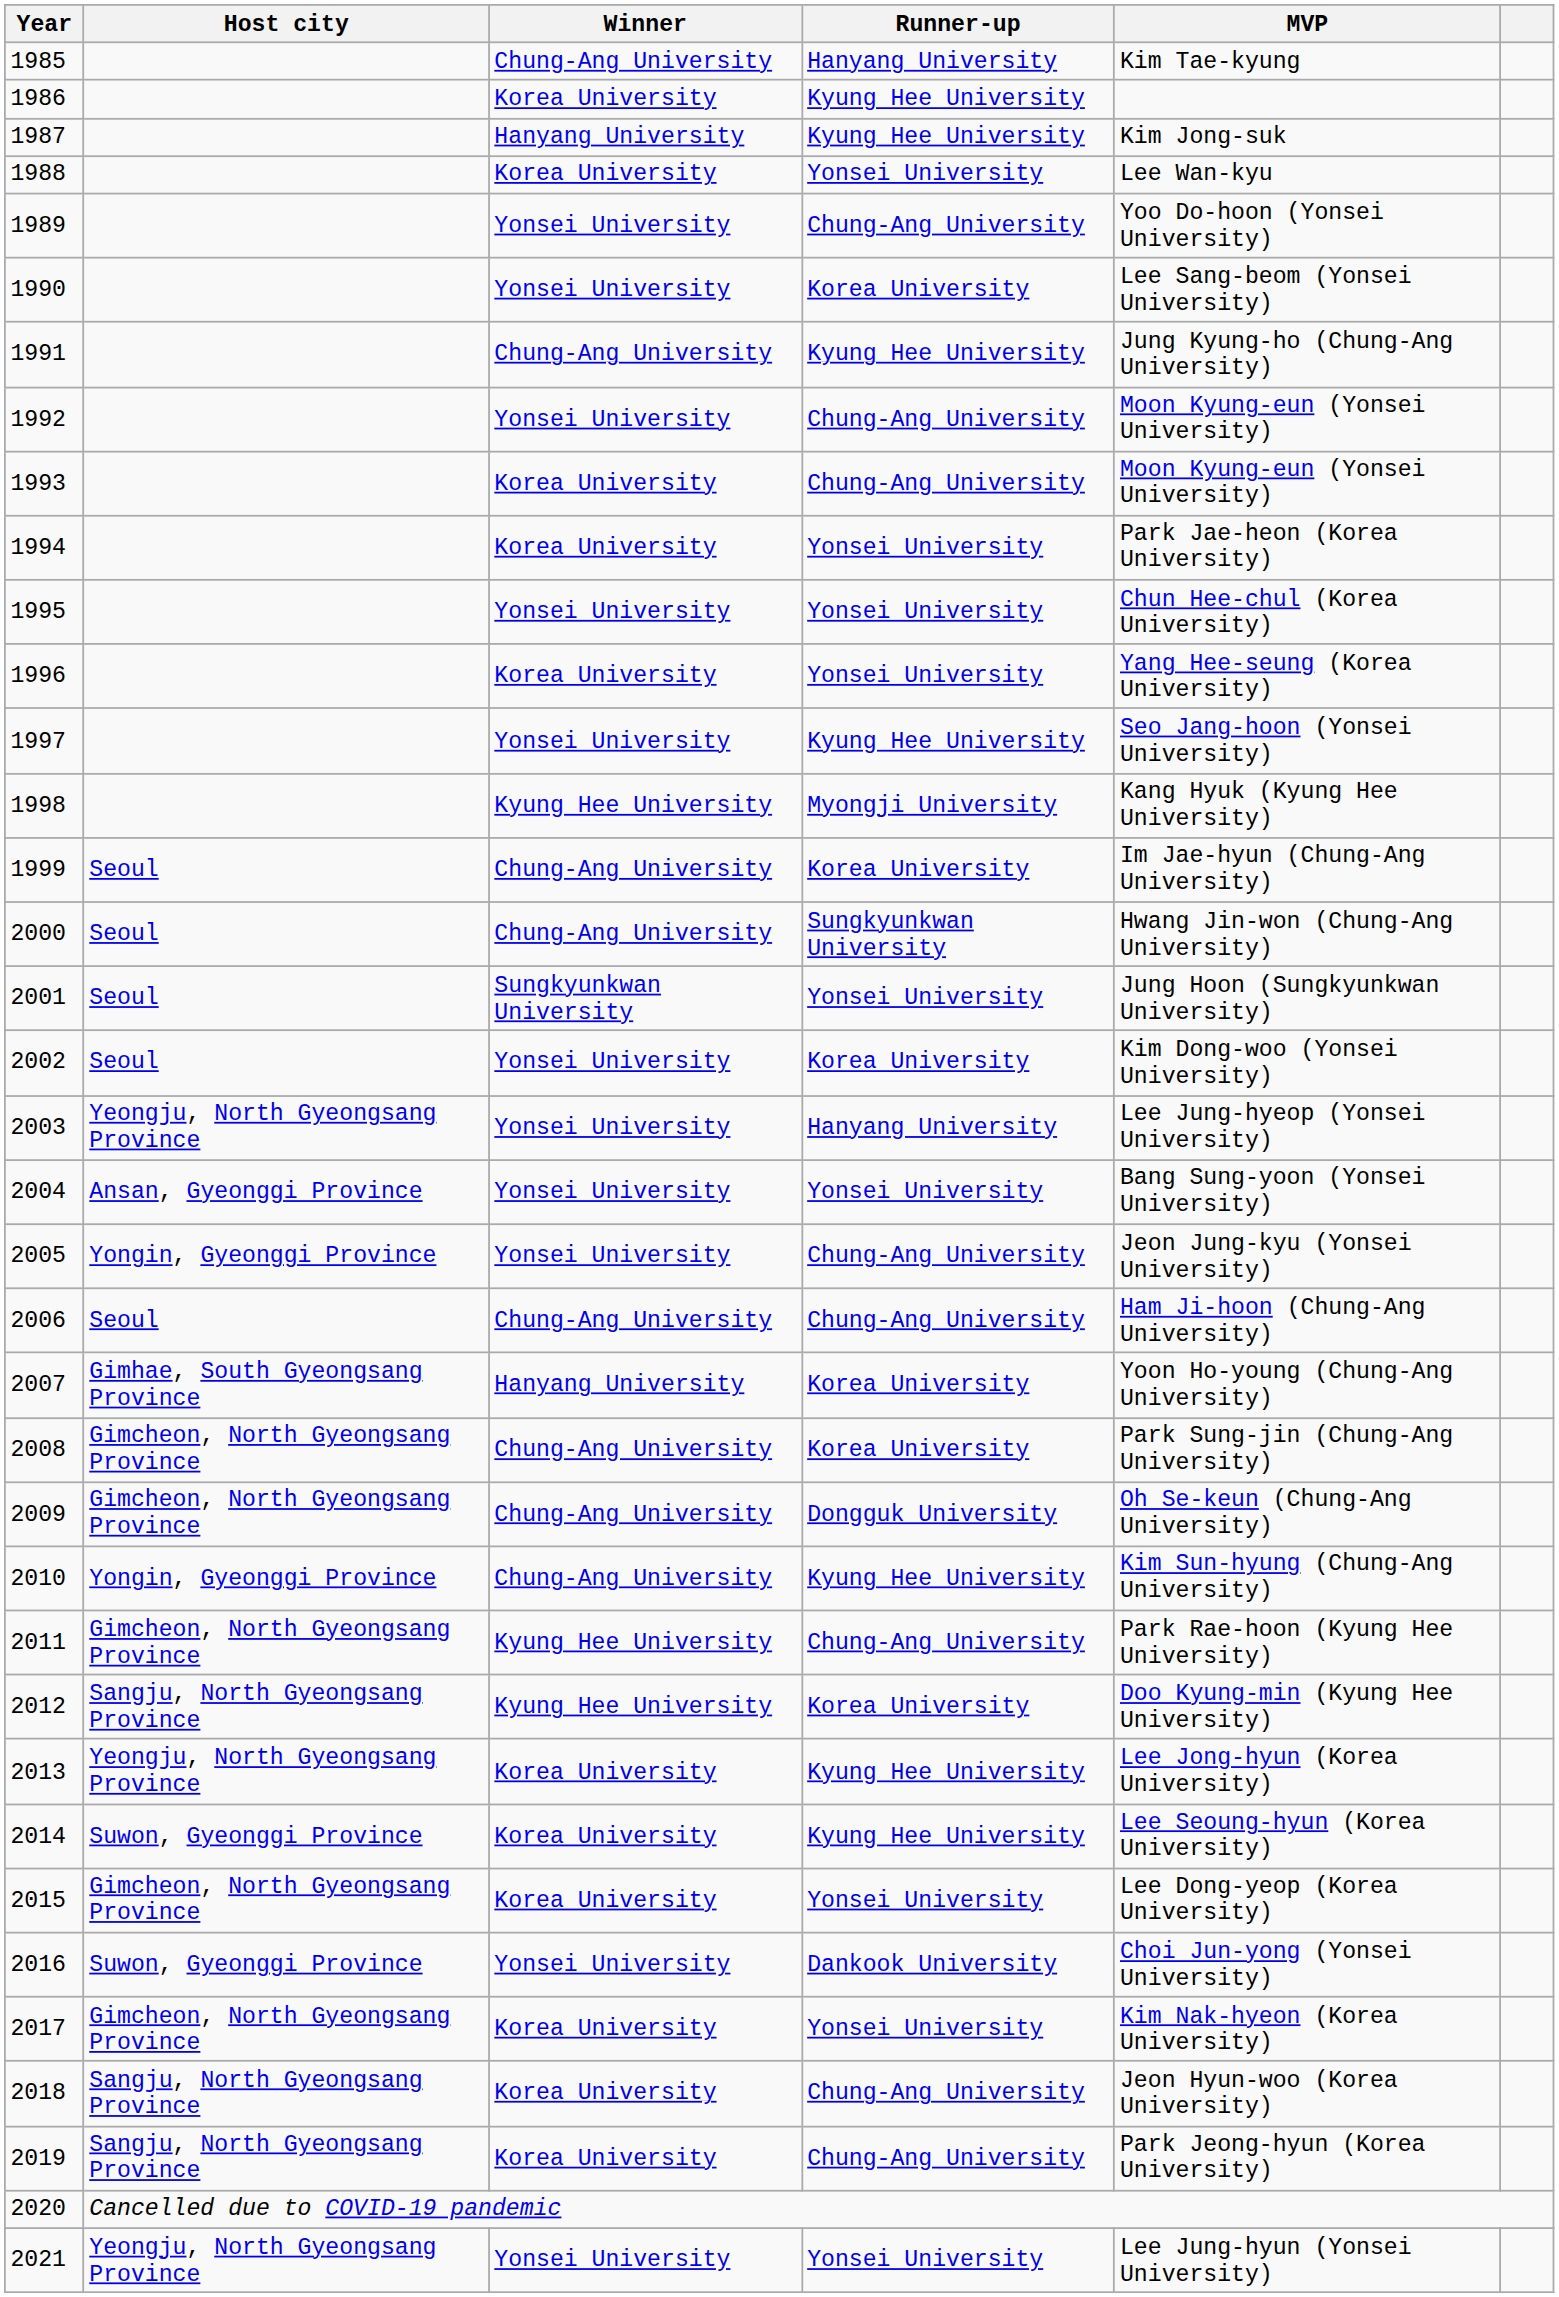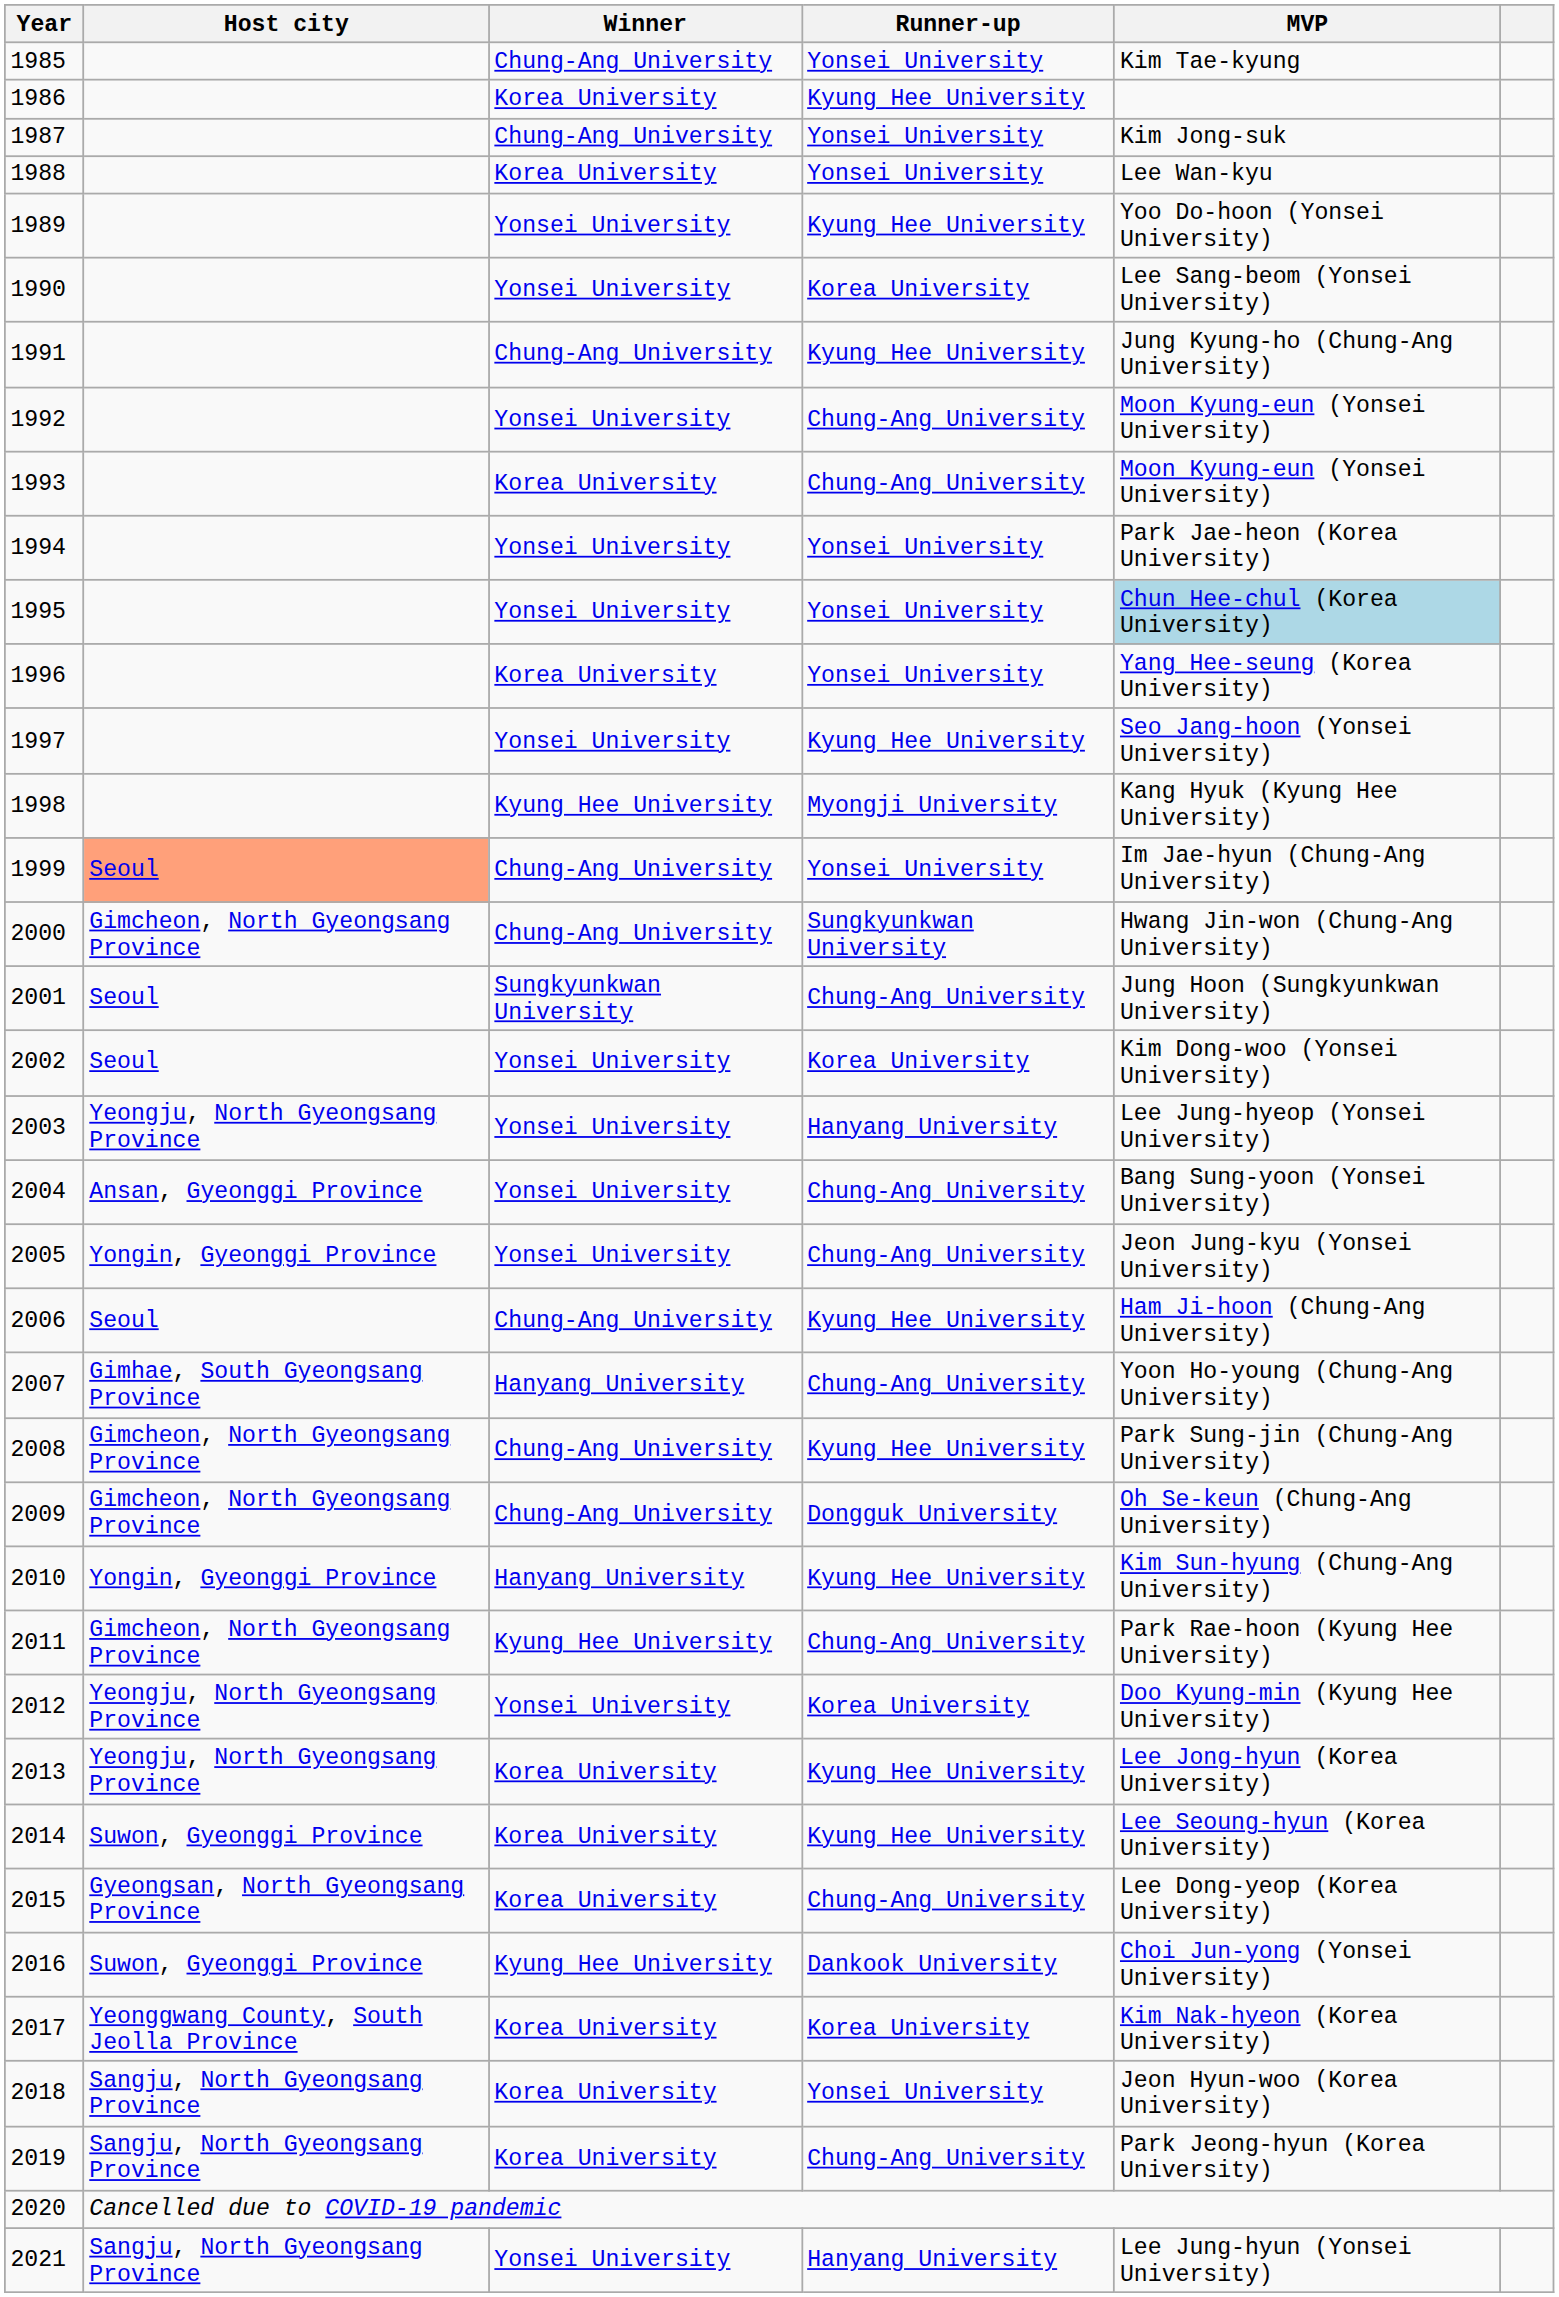(932, 61) Hanyang University -> (925, 61) Yonsei University
(619, 137) Hanyang University -> (633, 137) Chung-Ang University
(946, 137) Kyung Hee University -> (925, 137) Yonsei University
(946, 226) Chung-Ang University -> (946, 226) Kyung Hee University
(605, 548) Korea University -> (612, 548) Yonsei University
(1259, 612) no background -> (1259, 612) lightblue background
(124, 870) no background -> (124, 870) lightsalmon background
(918, 870) Korea University -> (925, 870) Yonsei University
(124, 934) Seoul -> (270, 934) Gimcheon, North Gyeongsang Province
(925, 999) Yonsei University -> (946, 999) Chung-Ang University
(925, 1192) Yonsei University -> (946, 1192) Chung-Ang University
(946, 1321) Chung-Ang University -> (946, 1321) Kyung Hee University
(918, 1385) Korea University -> (946, 1385) Chung-Ang University
(918, 1450) Korea University -> (946, 1450) Kyung Hee University
(633, 1578) Chung-Ang University -> (619, 1578) Hanyang University
(256, 1707) Sangju, North Gyeongsang Province -> (263, 1707) Yeongju, North Gyeongsang Province
(633, 1707) Kyung Hee University -> (612, 1707) Yonsei University
(270, 1900) Gimcheon, North Gyeongsang Province -> (277, 1900) Gyeongsan, North Gyeongsang Province
(925, 1900) Yonsei University -> (946, 1900) Chung-Ang University
(612, 1965) Yonsei University -> (633, 1965) Kyung Hee University
(270, 2029) Gimcheon, North Gyeongsang Province -> (256, 2029) Yeonggwang County, South Jeolla Province
(925, 2029) Yonsei University -> (918, 2029) Korea University
(946, 2094) Chung-Ang University -> (925, 2094) Yonsei University
(263, 2260) Yeongju, North Gyeongsang Province -> (256, 2260) Sangju, North Gyeongsang Province
(925, 2260) Yonsei University -> (932, 2260) Hanyang University
